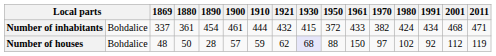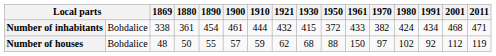(162, 28) 337 -> (162, 28) 338
(211, 43) 28 -> (211, 43) 55
(309, 43) lavender background -> (309, 43) no background
